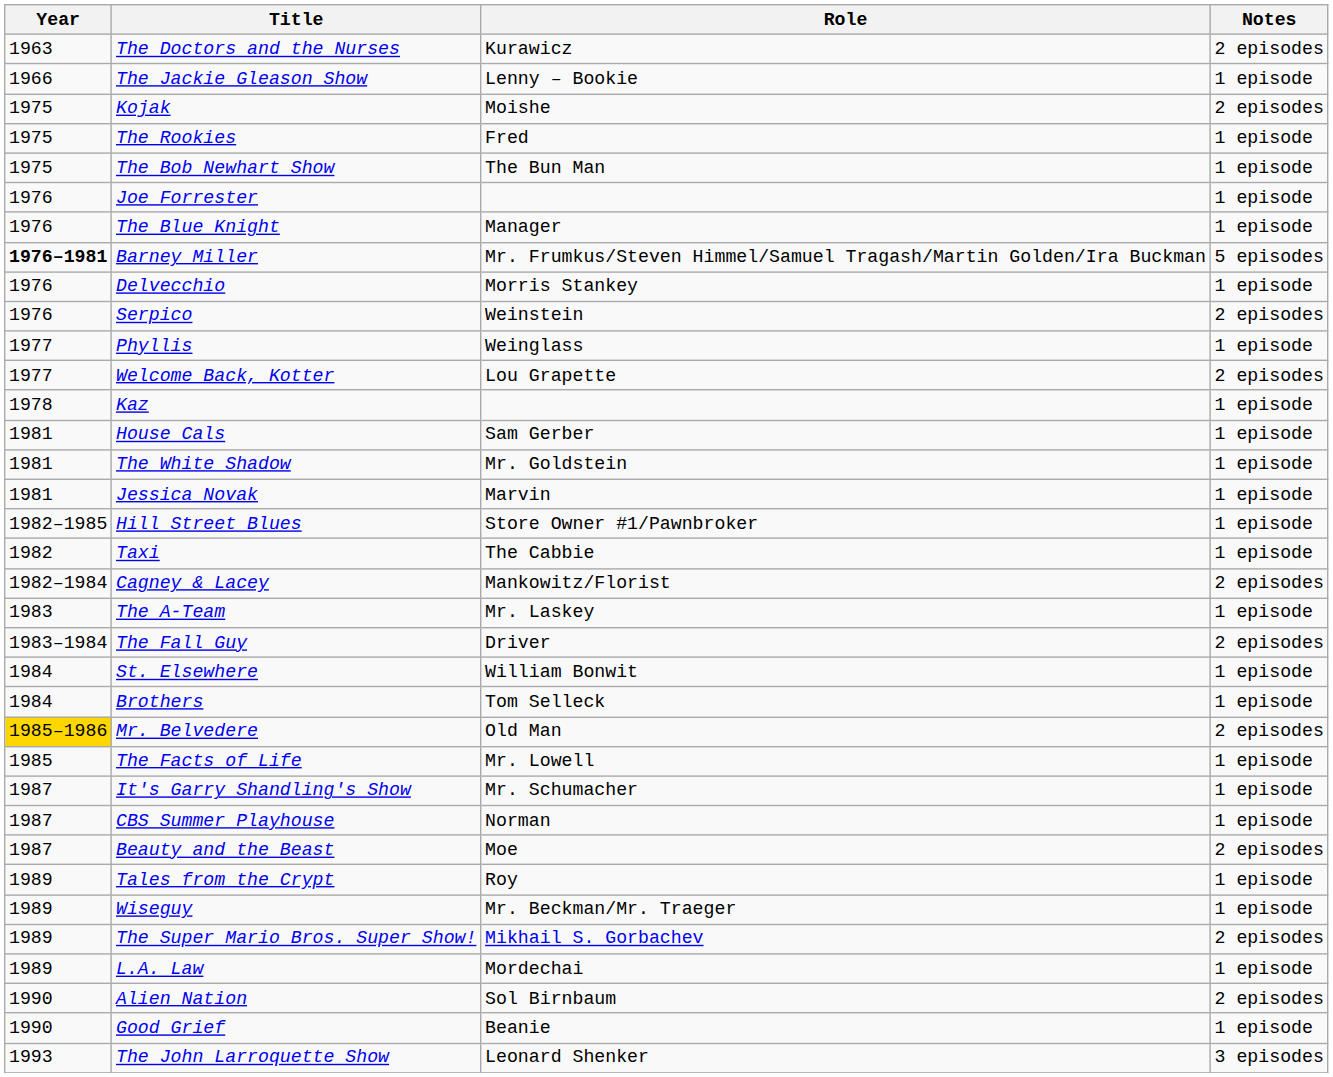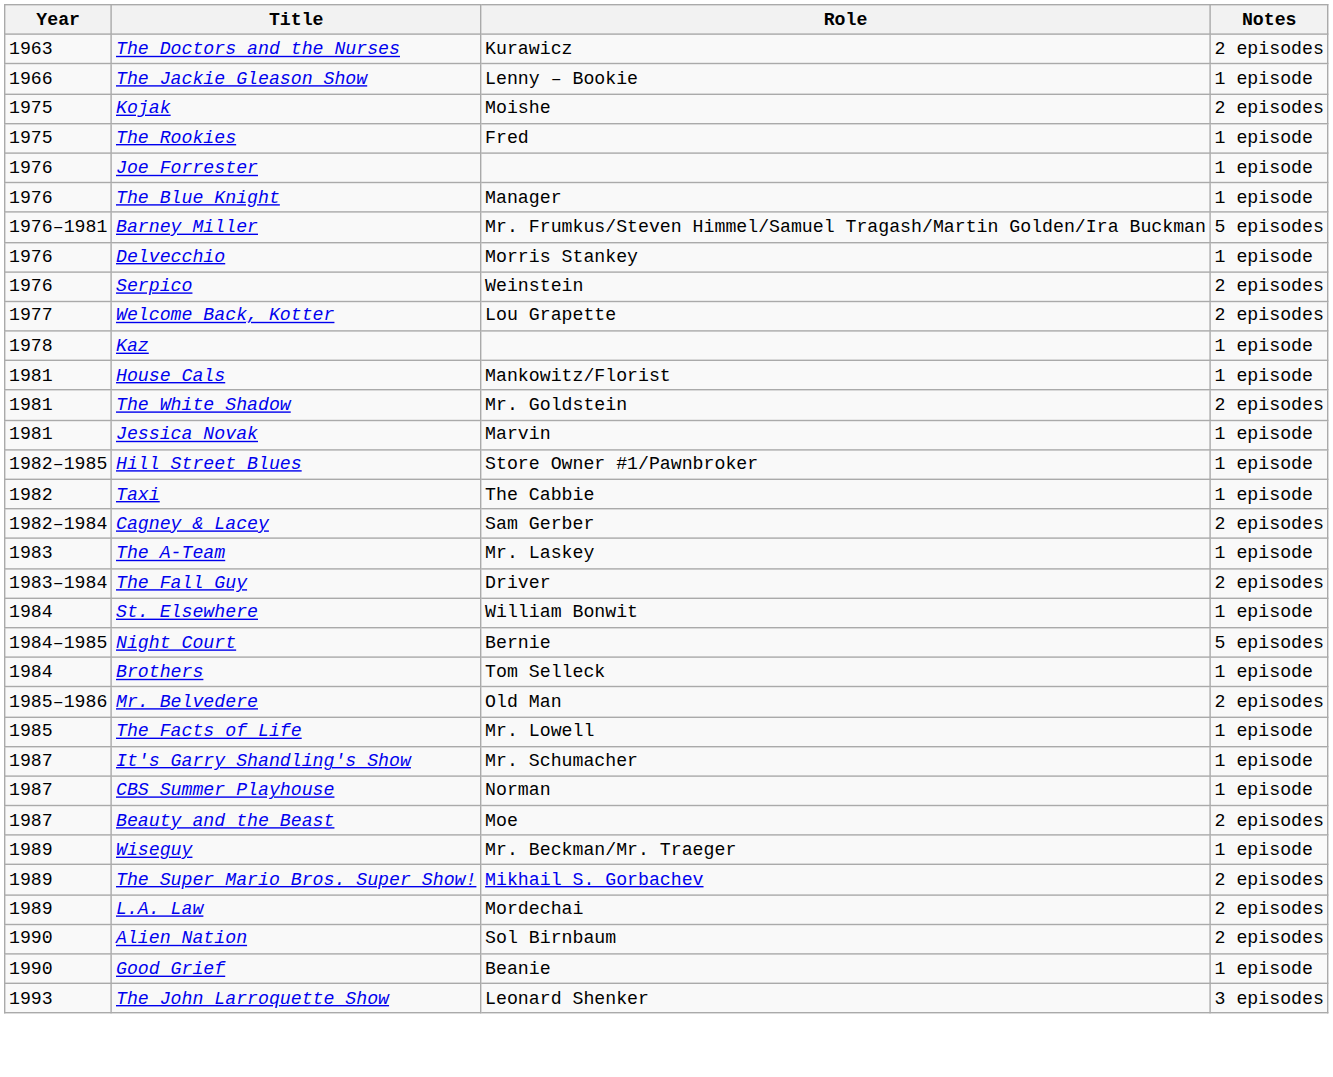- row: (225, 168)
(58, 257) bold -> (58, 227) normal
- row: (154, 346)
(540, 435) Sam Gerber -> (578, 375) Mankowitz/Florist
(1264, 464) 1 episode -> (1269, 405) 2 episodes
(578, 583) Mankowitz/Florist -> (540, 524) Sam Gerber
+ row: (176, 642)
(58, 731) gold background -> (58, 702) no background
- row: (225, 880)
(1264, 969) 1 episode -> (1269, 909) 2 episodes
